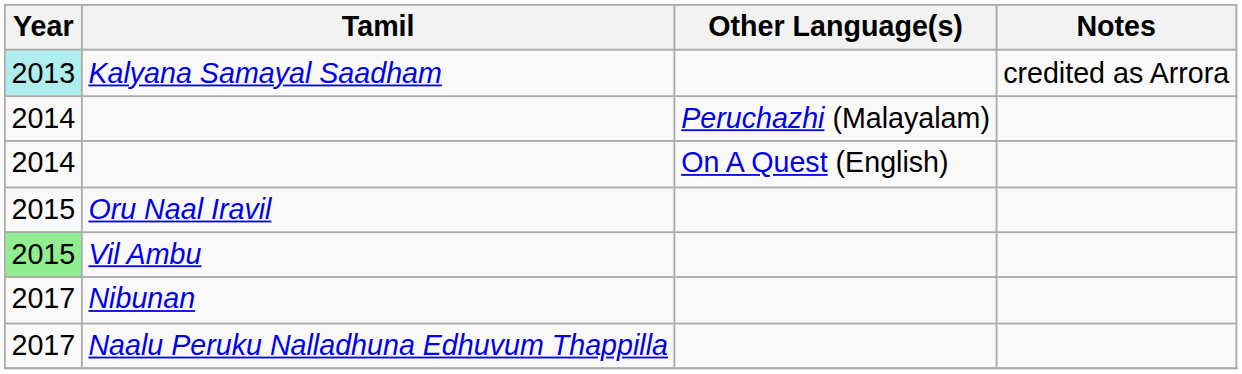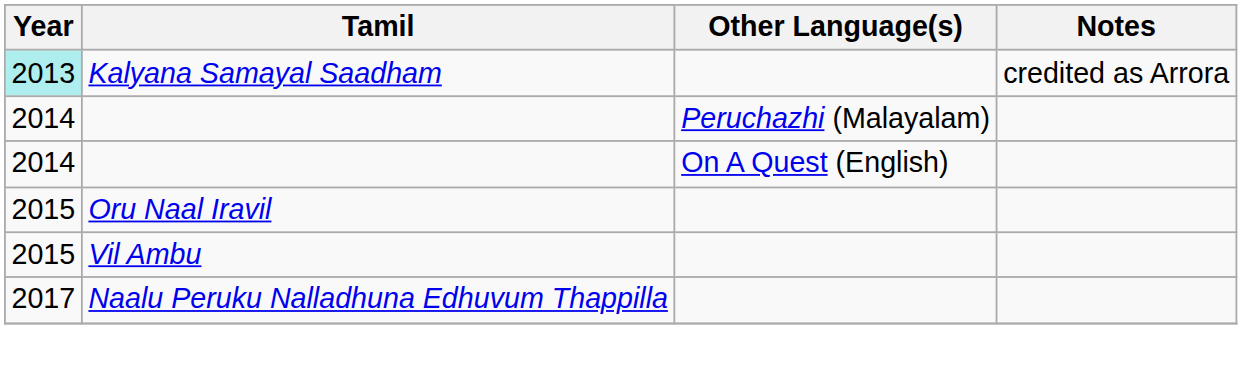(43, 254) lightgreen background -> (43, 254) no background
- row: (142, 299)
